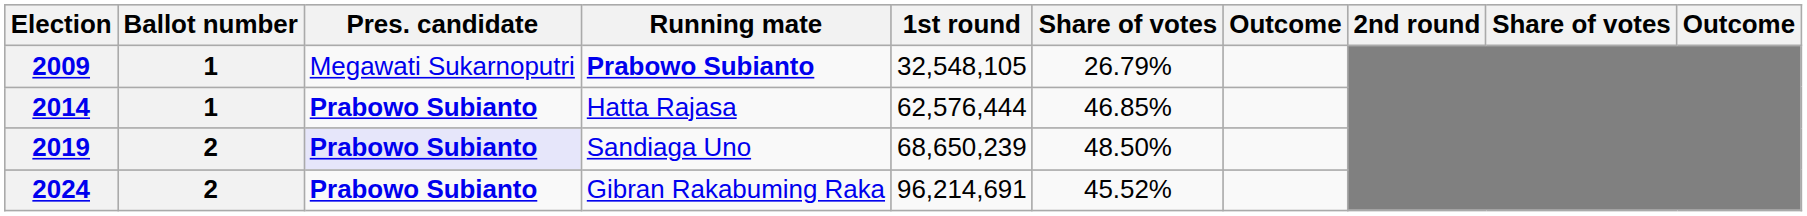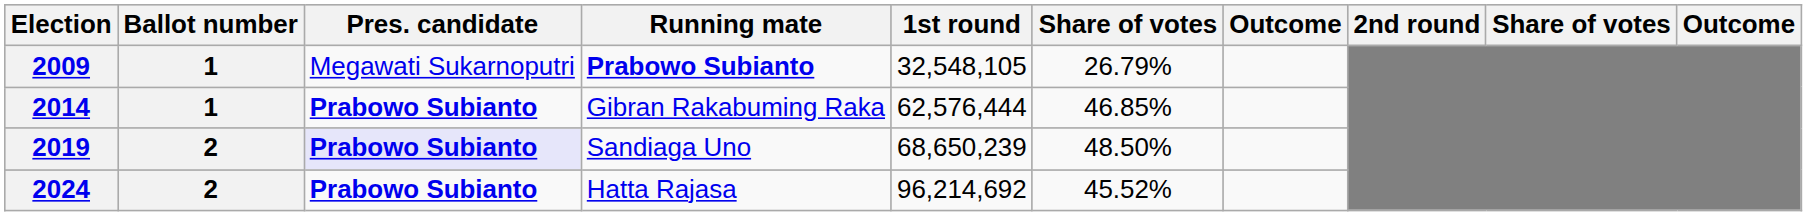(662, 107) Hatta Rajasa -> (736, 107) Gibran Rakabuming Raka
(736, 189) Gibran Rakabuming Raka -> (662, 189) Hatta Rajasa
(962, 189) 96,214,691 -> (962, 189) 96,214,692
